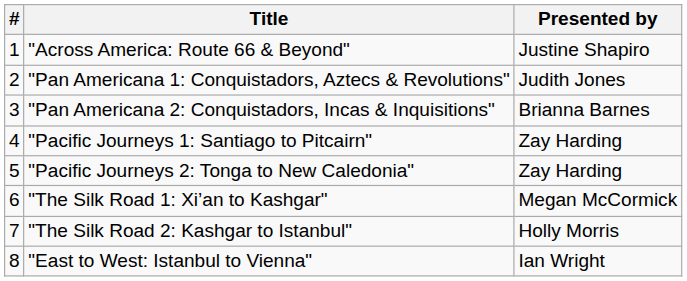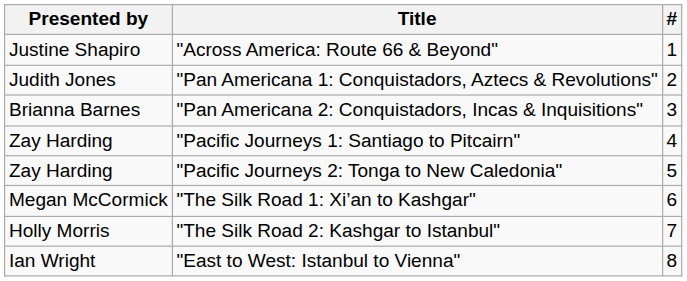columns swapped: (14, 19) <-> (598, 19)
